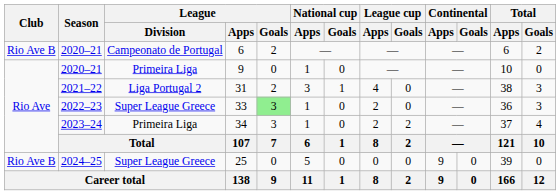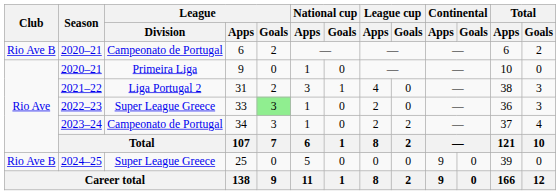(165, 124) Primeira Liga -> (165, 124) Campeonato de Portugal
